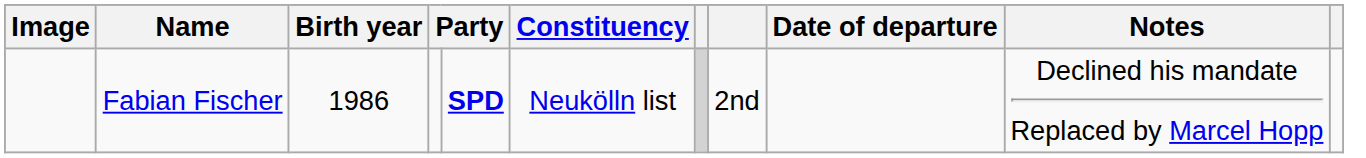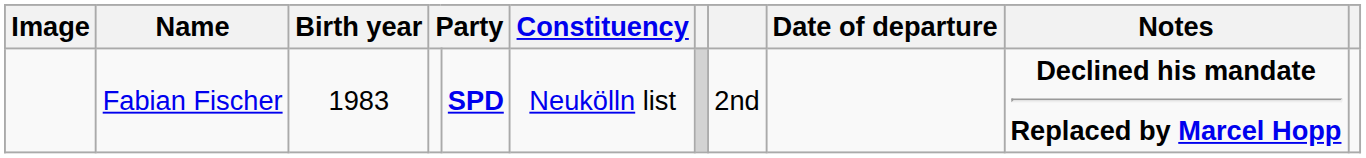(359, 100) 1986 -> (359, 100) 1983
(1167, 100) normal -> (1176, 100) bold
